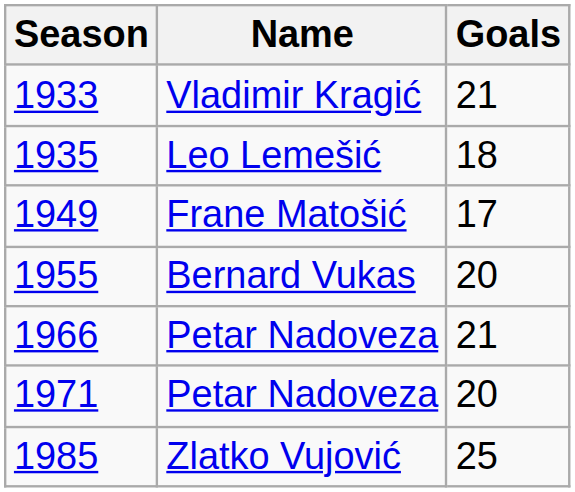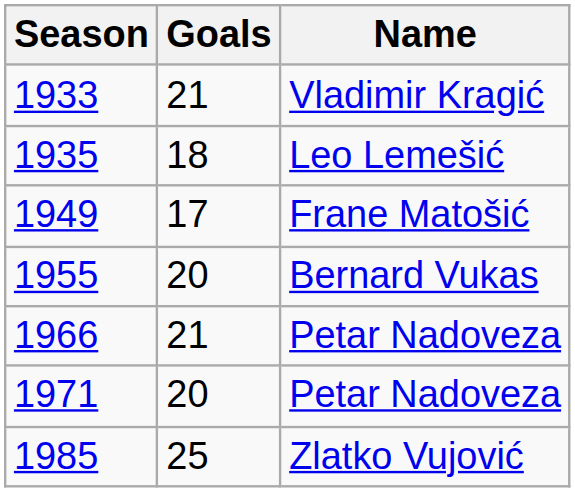columns swapped: (302, 34) <-> (508, 34)
